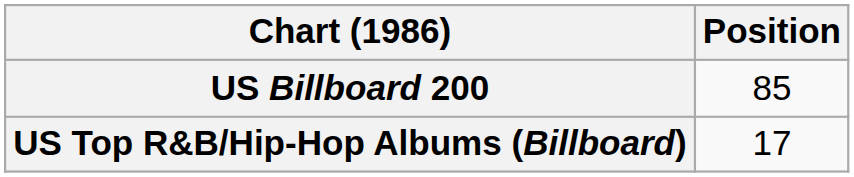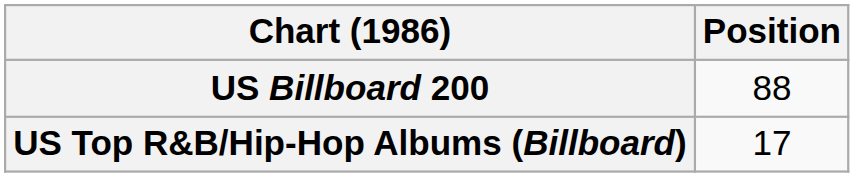(772, 87) 85 -> (772, 87) 88
